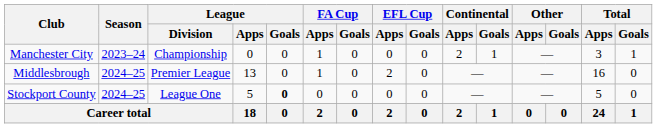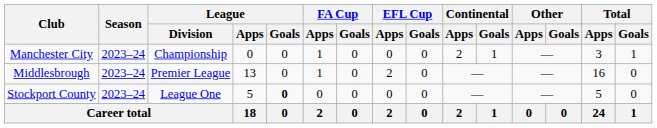(123, 73) 2024–25 -> (123, 73) 2023–24
(123, 93) 2024–25 -> (123, 93) 2023–24
